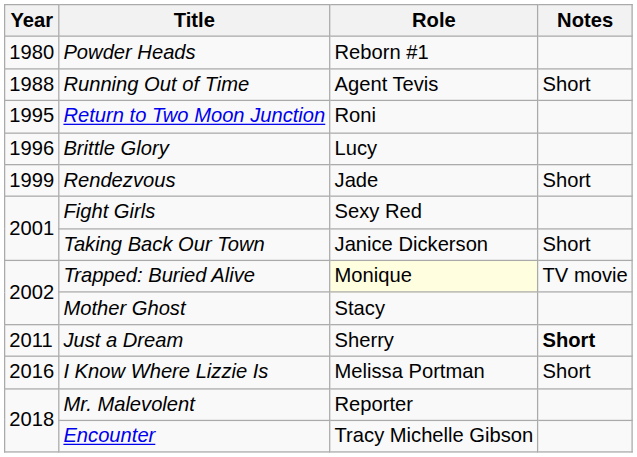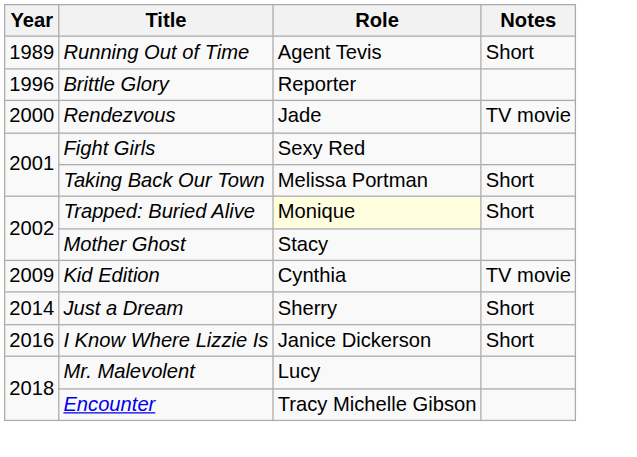- row: (130, 52)
(32, 84) 1988 -> (32, 52) 1989
- row: (194, 116)
(356, 148) Lucy -> (317, 84) Reporter
(32, 180) 1999 -> (32, 116) 2000
(567, 180) Short -> (528, 116) TV movie
(411, 244) Janice Dickerson -> (353, 180) Melissa Portman
(585, 276) TV movie -> (510, 212) Short
+ row: (112, 276)
(31, 340) 2011 -> (32, 308) 2014
(569, 340) bold -> (510, 308) normal
(410, 372) Melissa Portman -> (355, 340) Janice Dickerson
(374, 404) Reporter -> (299, 372) Lucy
